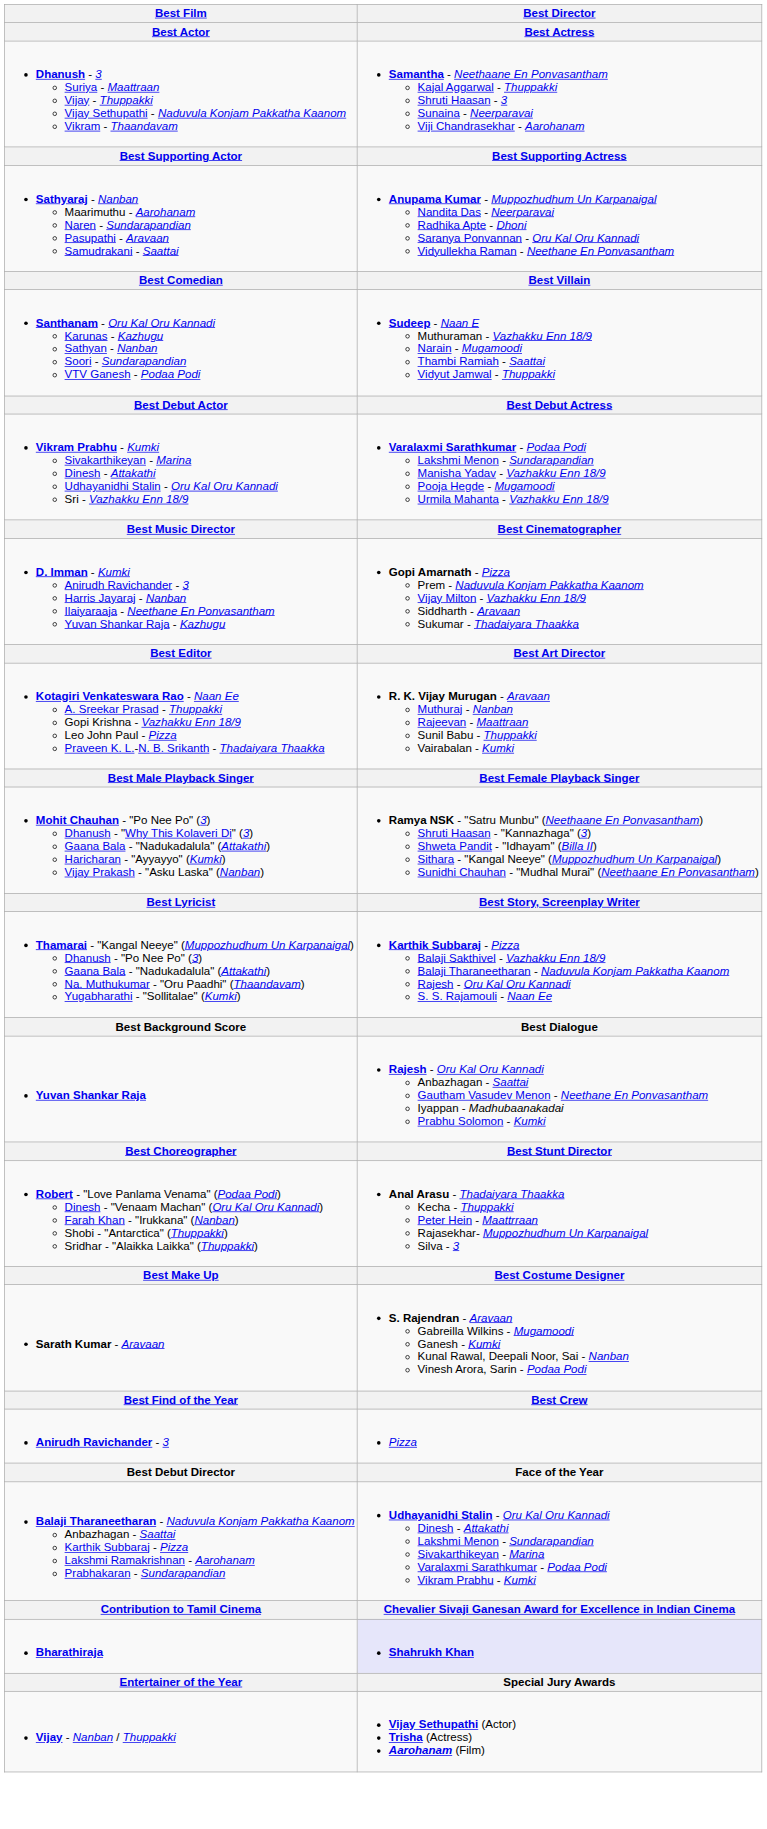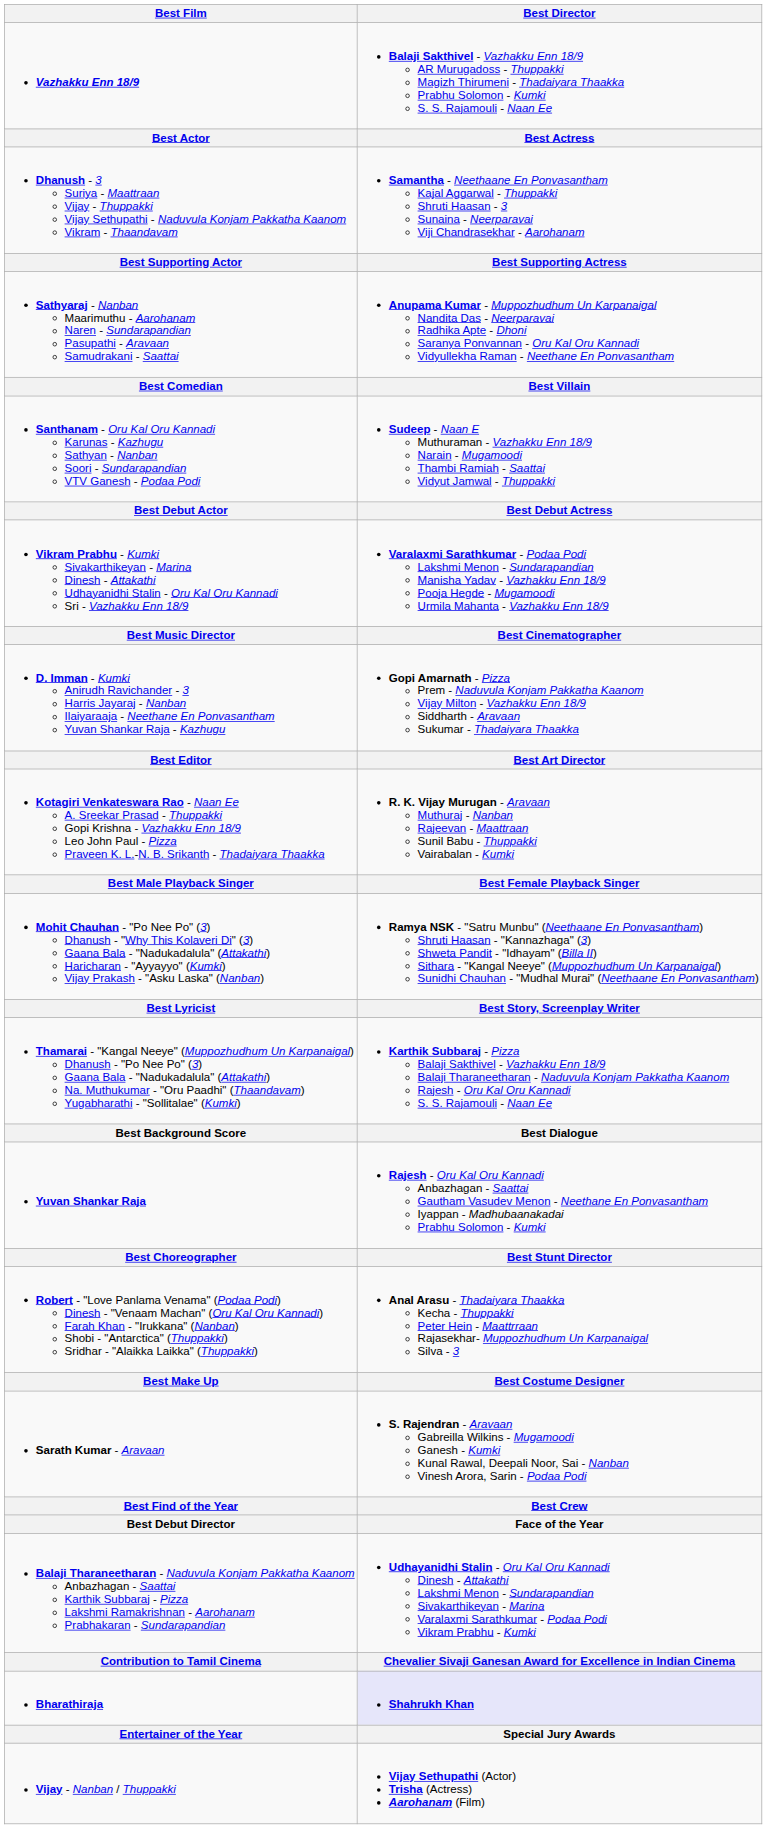+ row: (181, 82)
- row: (181, 1443)
